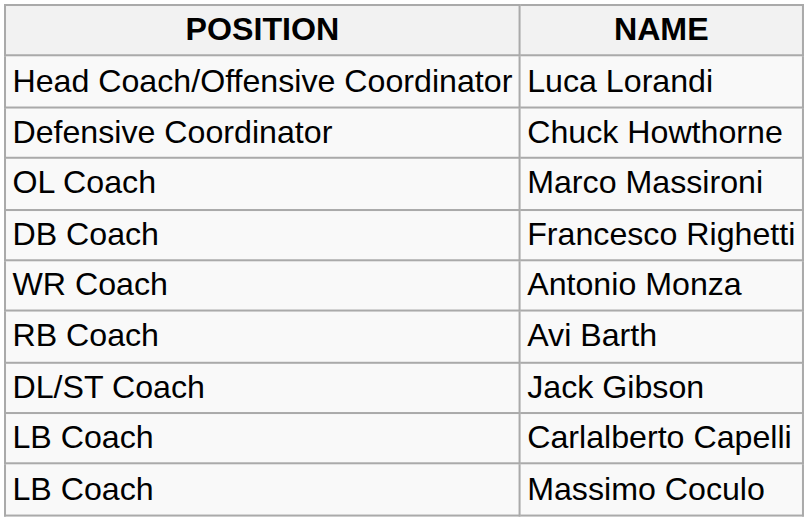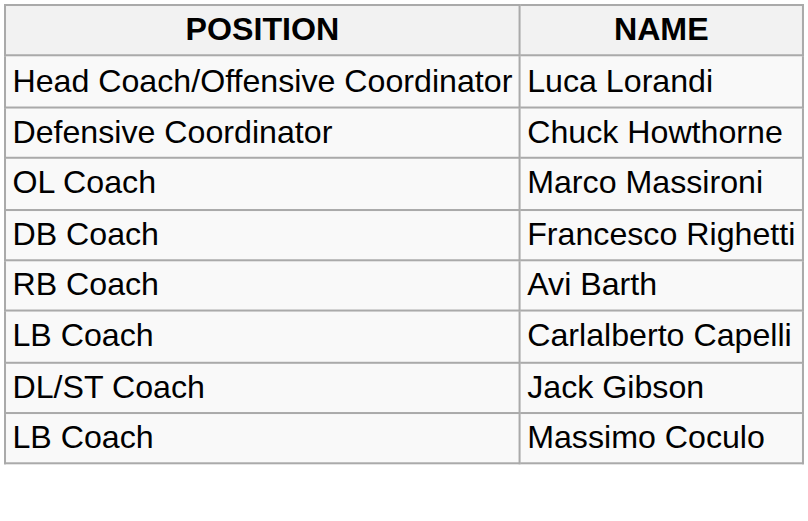- row: (634, 285)
rows swapped: (659, 438) <-> (616, 387)
